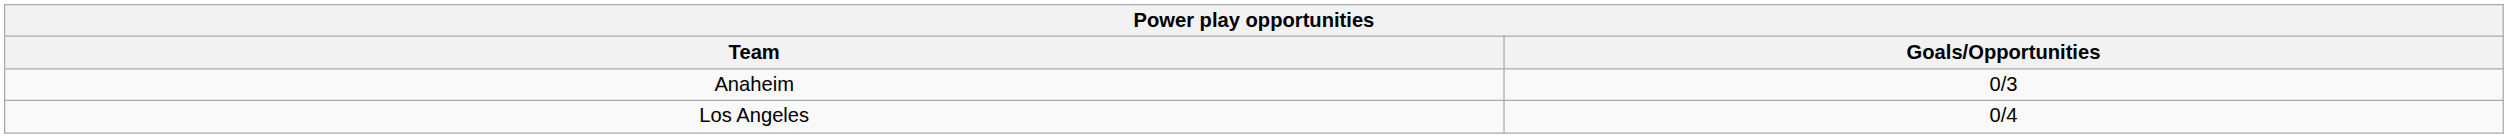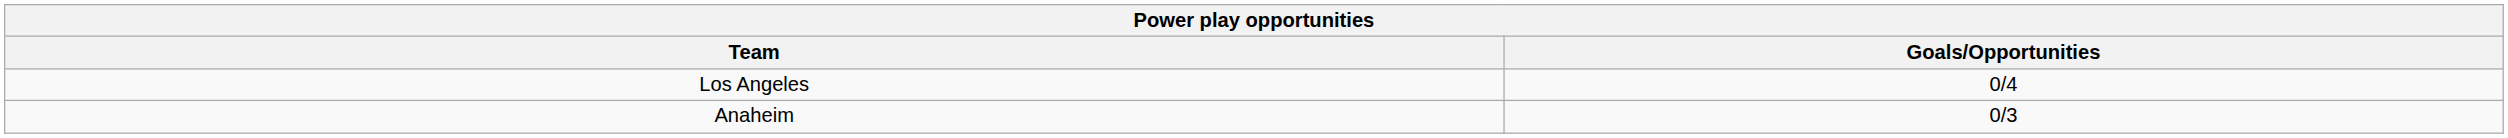rows swapped: (754, 84) <-> (754, 116)
